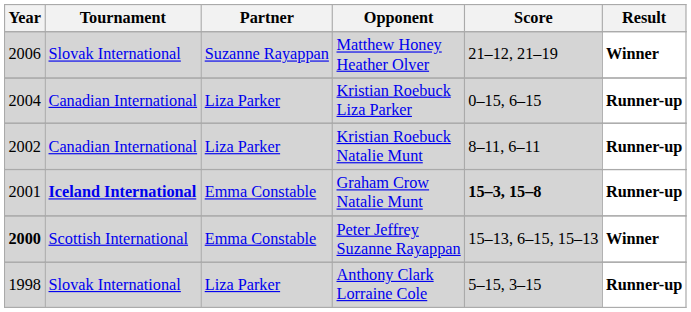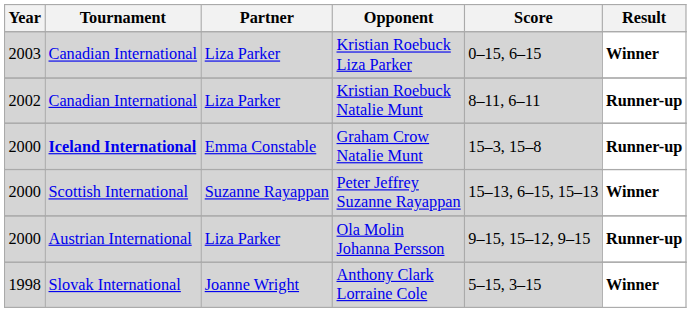- row: (389, 54)
(25, 100) 2004 -> (25, 54) 2003
(644, 100) Runner-up -> (633, 54) Winner
(25, 192) 2001 -> (25, 146) 2000
(505, 192) bold -> (505, 146) normal
(25, 238) bold -> (25, 192) normal
(260, 238) Emma Constable -> (267, 192) Suzanne Rayappan
+ row: (390, 238)
(242, 284) Liza Parker -> (252, 284) Joanne Wright
(644, 284) Runner-up -> (633, 284) Winner
